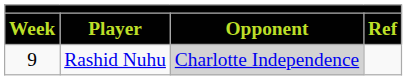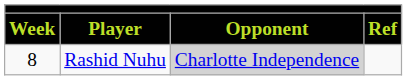(32, 59) 9 -> (32, 59) 8
